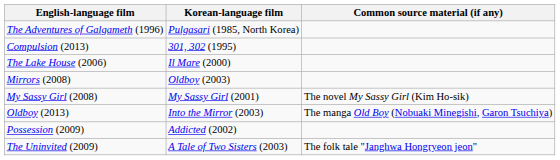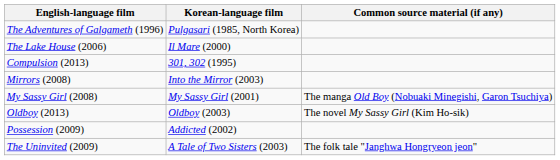rows swapped: (48, 46) <-> (56, 63)
(199, 79) Oldboy (2003) -> (216, 79) Into the Mirror (2003)
(386, 96) The novel My Sassy Girl (Kim Ho-sik) -> (428, 96) The manga Old Boy (Nobuaki Minegishi, Garon Tsuchiya)
(216, 113) Into the Mirror (2003) -> (199, 113) Oldboy (2003)
(428, 113) The manga Old Boy (Nobuaki Minegishi, Garon Tsuchiya) -> (386, 113) The novel My Sassy Girl (Kim Ho-sik)
